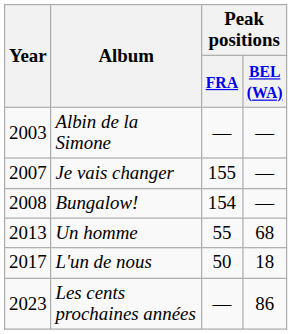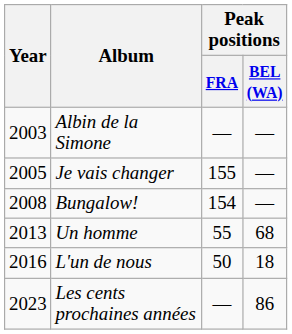(28, 173) 2007 -> (28, 173) 2005
(28, 262) 2017 -> (28, 262) 2016
